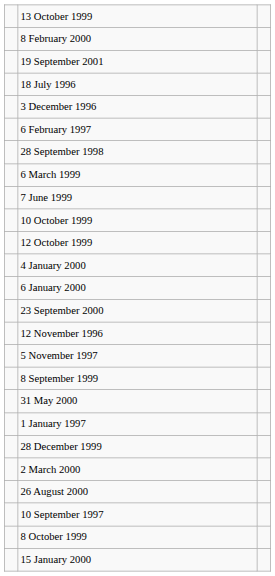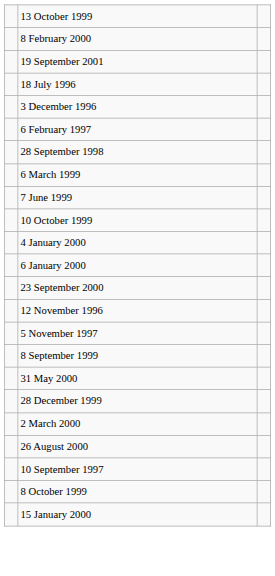- row: (56, 242)
- row: (53, 423)
